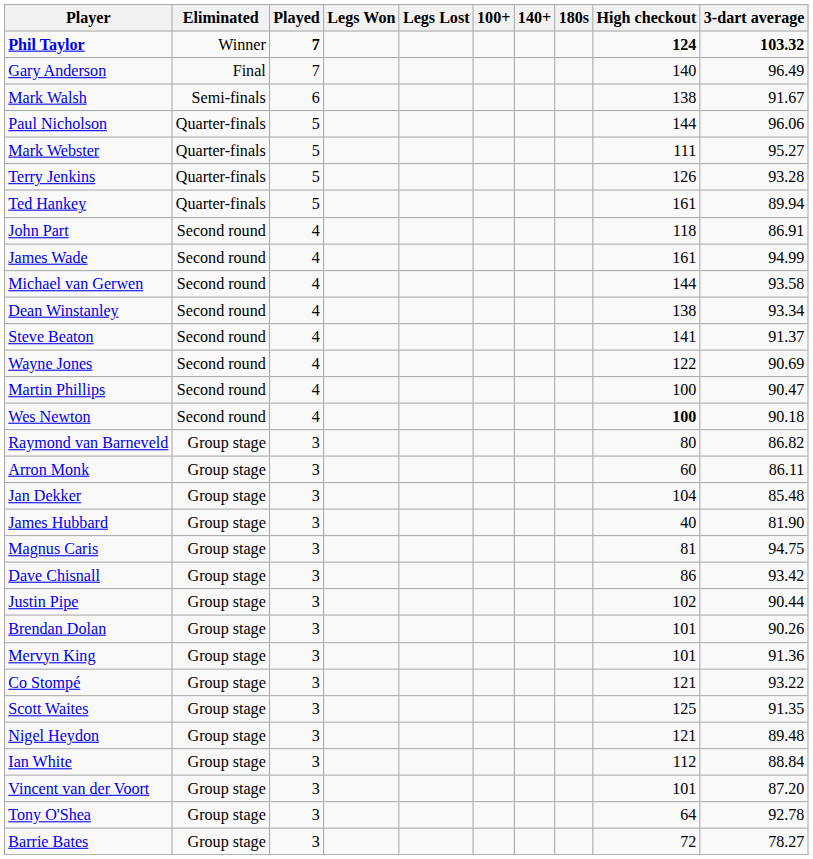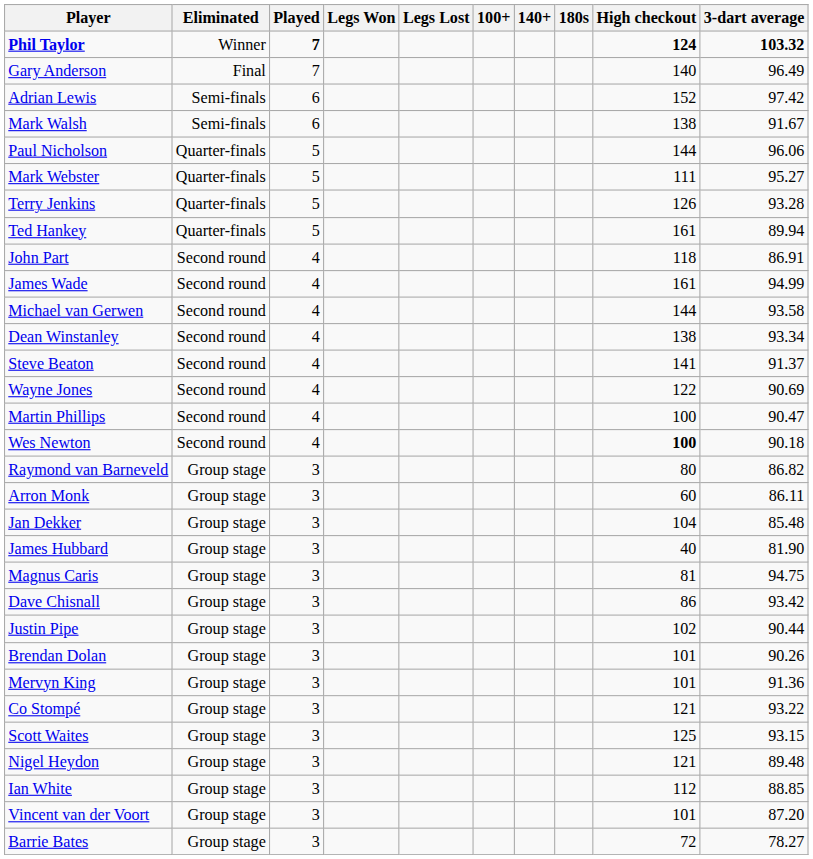+ row: (52, 97)
(786, 708) 91.35 -> (786, 735) 93.15
(786, 761) 88.84 -> (786, 788) 88.85
- row: (50, 814)
